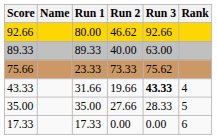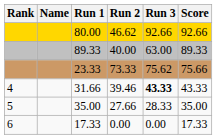columns swapped: (195, 13) <-> (21, 13)
(123, 87) 19.66 -> (123, 87) 39.46
